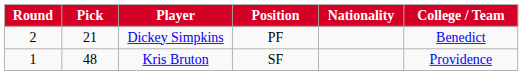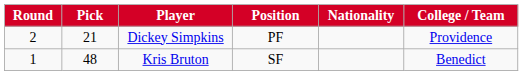(461, 37) Benedict -> (461, 37) Providence
(461, 59) Providence -> (461, 59) Benedict
